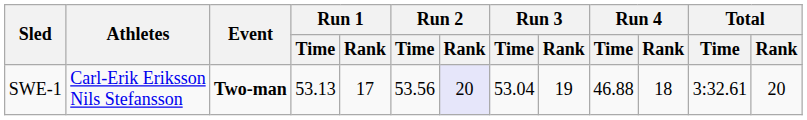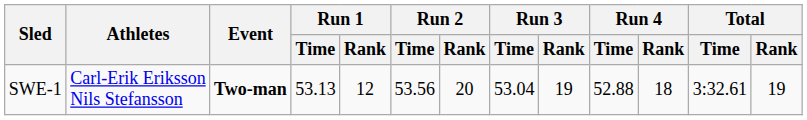(365, 89) 17 -> (365, 89) 12
(464, 89) lavender background -> (464, 89) no background
(614, 89) 46.88 -> (614, 89) 52.88
(777, 89) 20 -> (777, 89) 19
